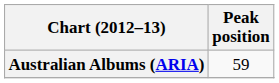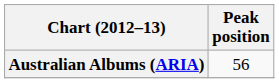(241, 63) 59 -> (241, 63) 56
